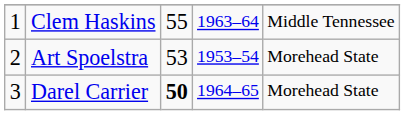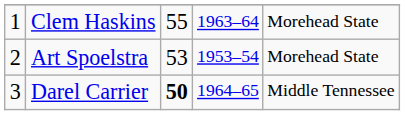(331, 22) Middle Tennessee -> (323, 22) Morehead State
(323, 92) Morehead State -> (331, 92) Middle Tennessee
